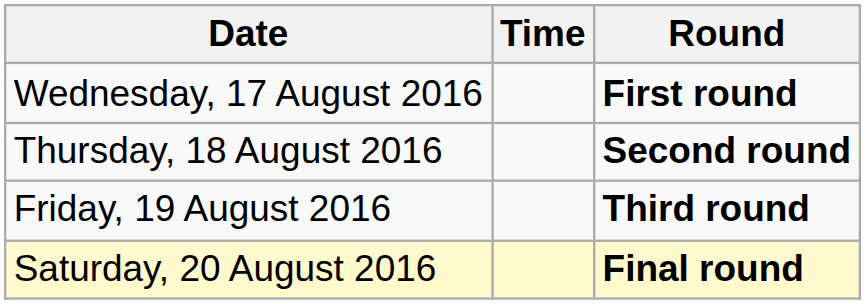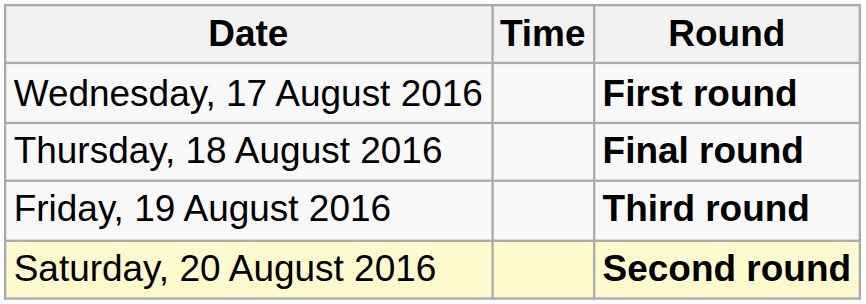(727, 151) Second round -> (703, 151) Final round
(703, 268) Final round -> (727, 268) Second round
